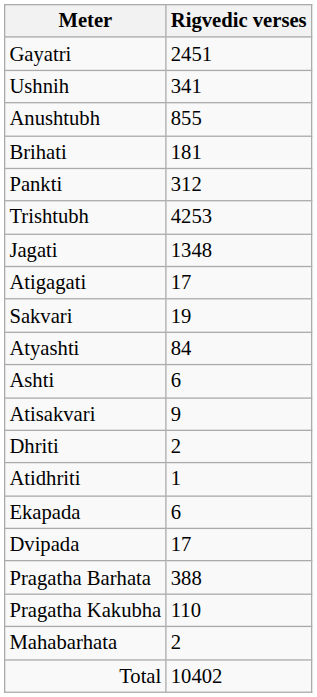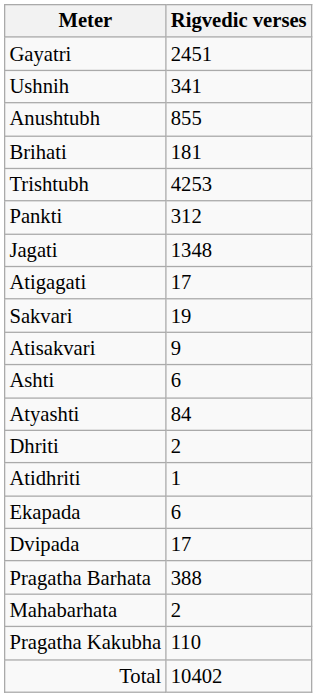rows swapped: (36, 184) <-> (49, 217)
rows swapped: (52, 413) <-> (44, 348)
rows swapped: (85, 610) <-> (63, 642)
